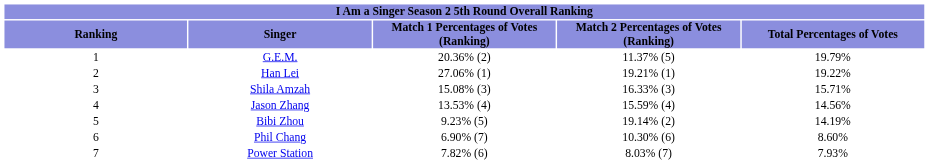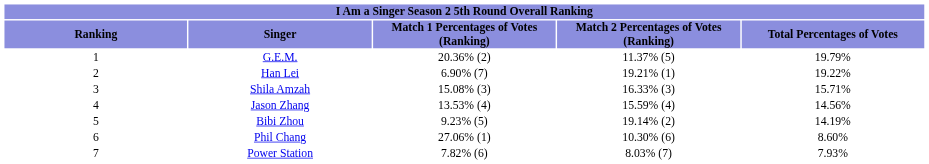(464, 73) 27.06% (1) -> (464, 73) 6.90% (7)
(464, 137) 6.90% (7) -> (464, 137) 27.06% (1)
